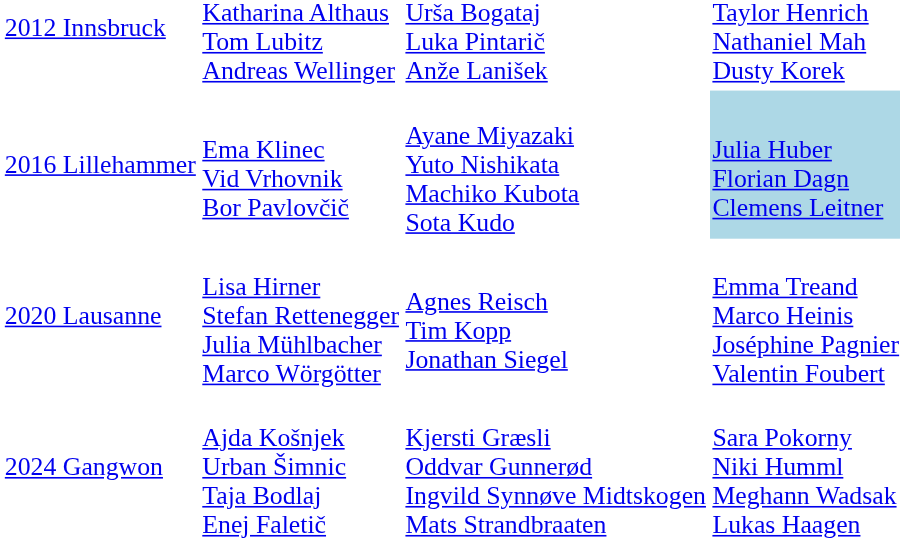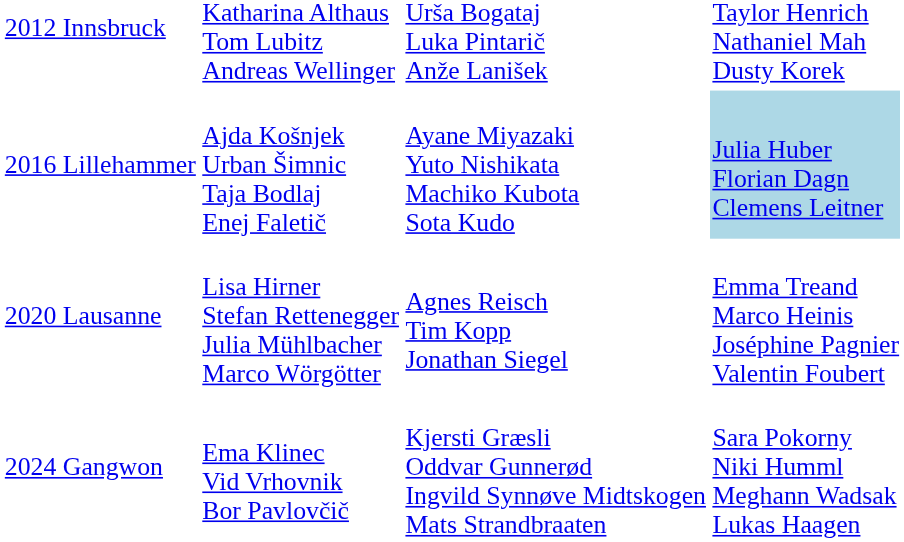(276, 178) Ema Klinec Vid Vrhovnik Bor Pavlovčič -> (274, 178) Ajda Košnjek Urban Šimnic Taja Bodlaj Enej Faletič
(274, 481) Ajda Košnjek Urban Šimnic Taja Bodlaj Enej Faletič -> (276, 481) Ema Klinec Vid Vrhovnik Bor Pavlovčič
